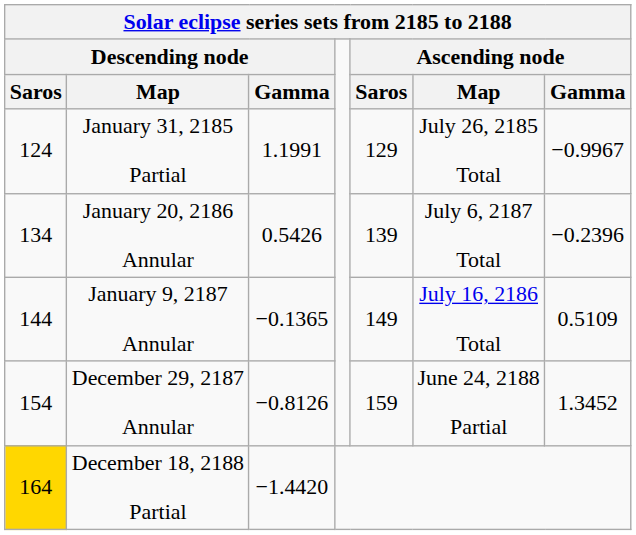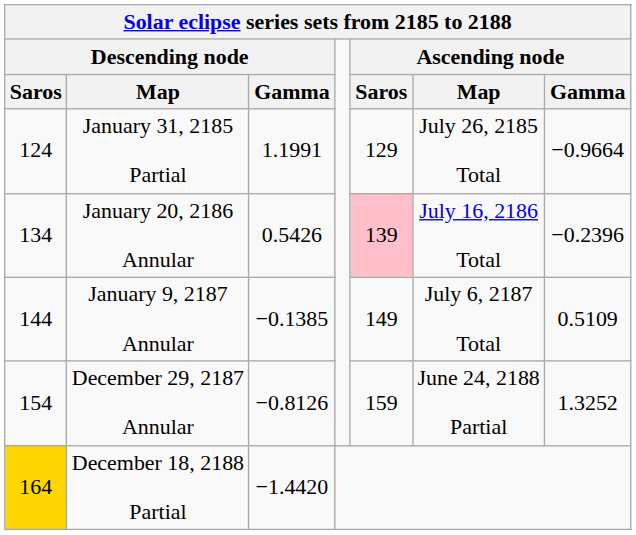(588, 150) −0.9967 -> (588, 150) −0.9664
(381, 234) no background -> (381, 234) pink background
(479, 234) July 6, 2187 Total -> (479, 234) July 16, 2186 Total
(292, 319) −0.1365 -> (292, 319) −0.1385
(479, 319) July 16, 2186 Total -> (479, 319) July 6, 2187 Total
(588, 403) 1.3452 -> (588, 403) 1.3252
